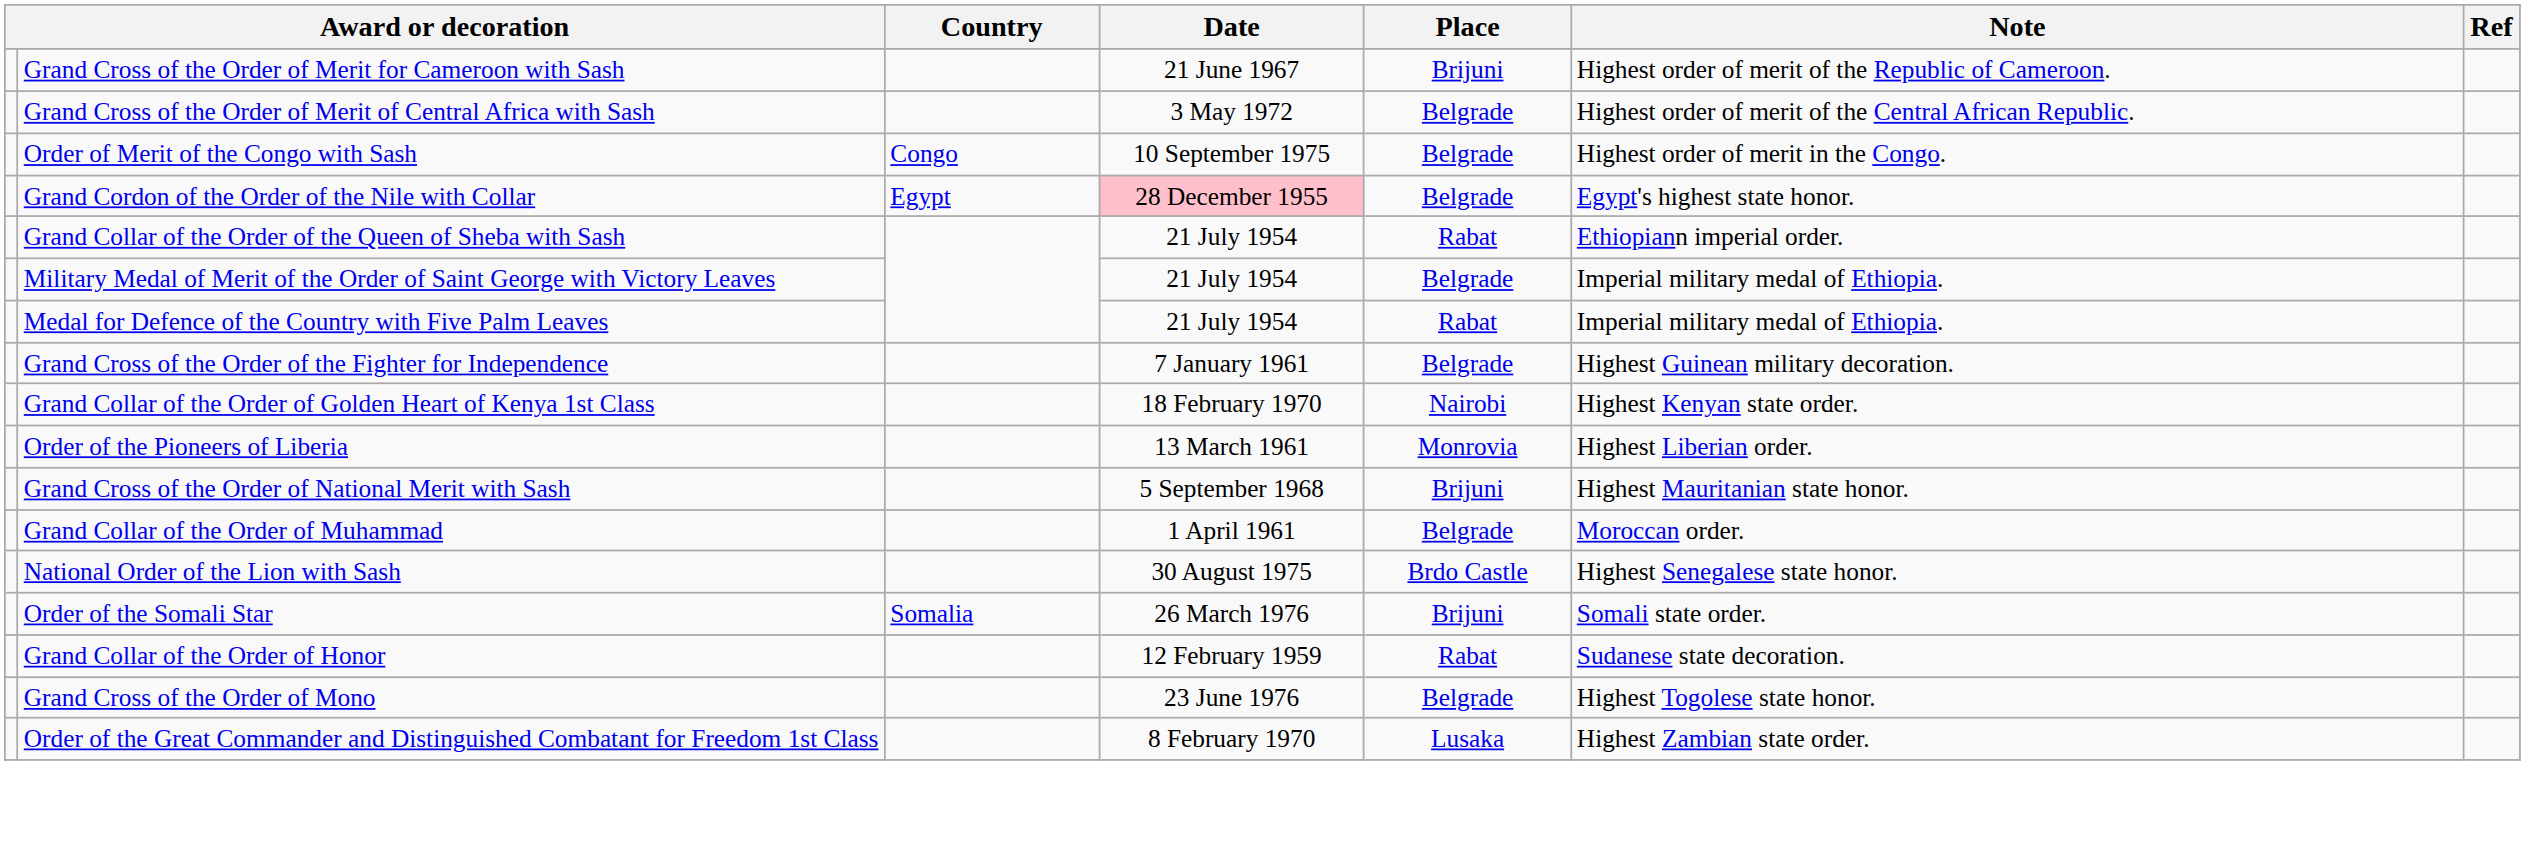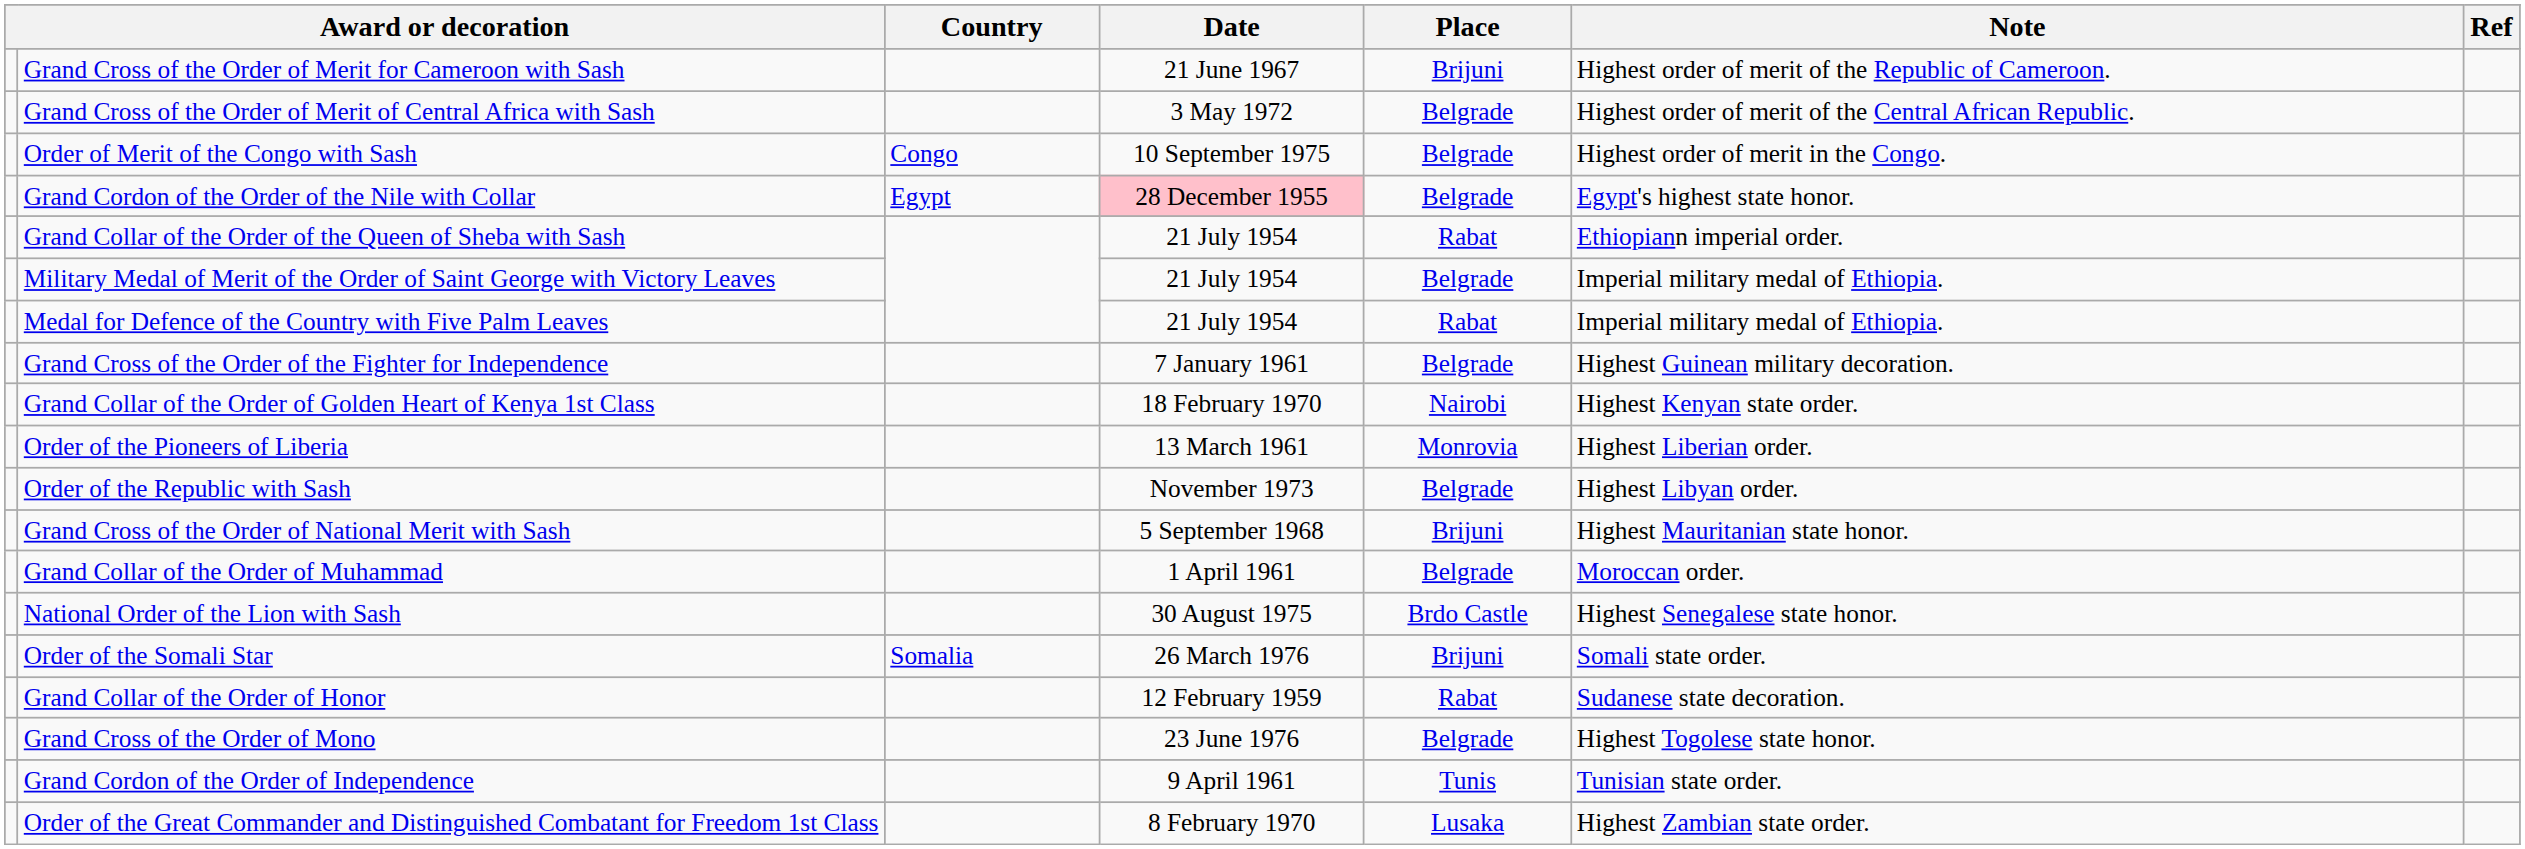+ row: (187, 488)
+ row: (249, 780)
